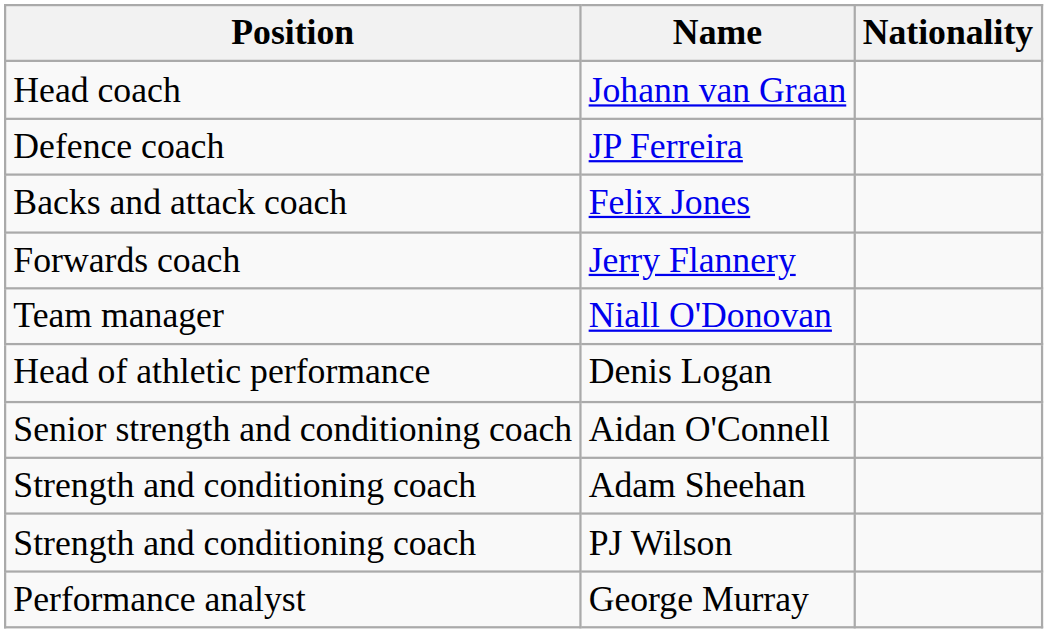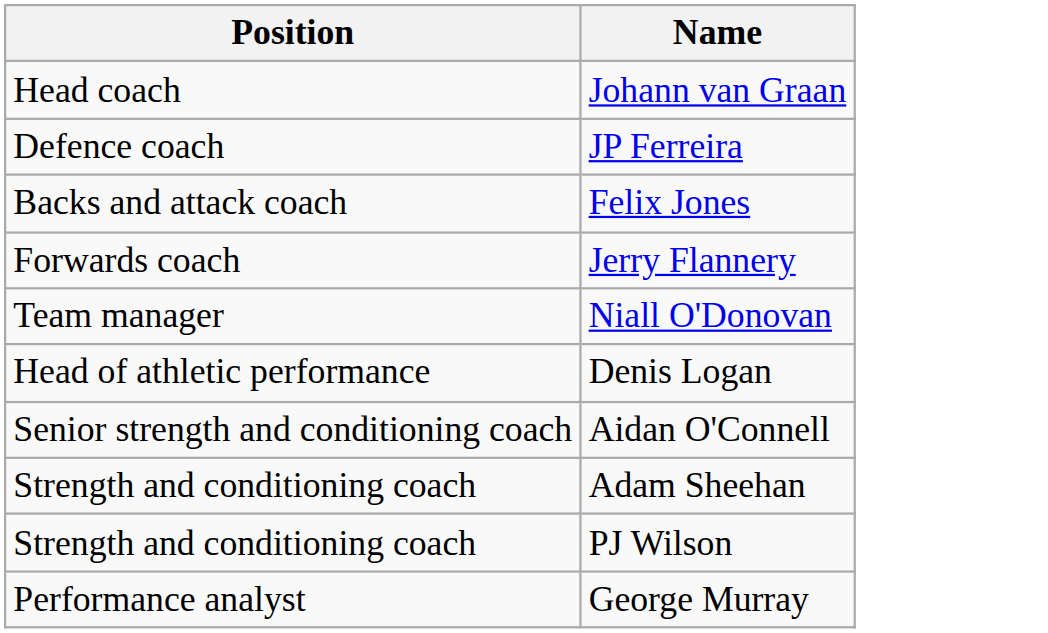- column: (948, 32)
